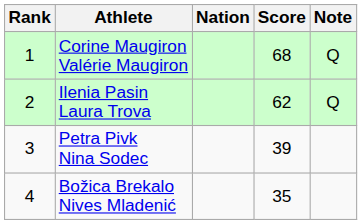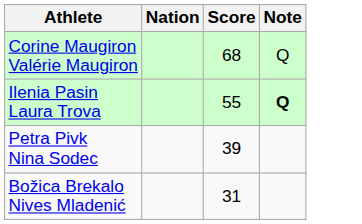- column: (30, 18)
(282, 102) 62 -> (232, 102) 55
(333, 102) normal -> (283, 102) bold
(282, 195) 35 -> (232, 195) 31
